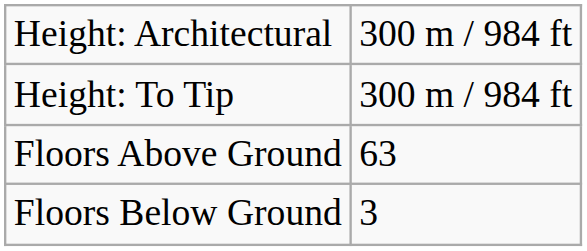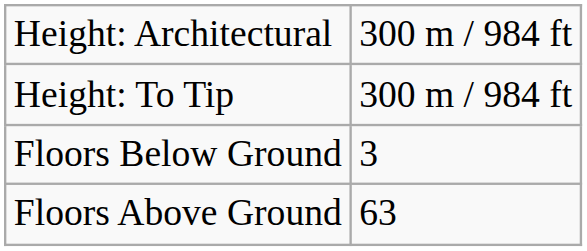rows swapped: (178, 153) <-> (178, 213)
